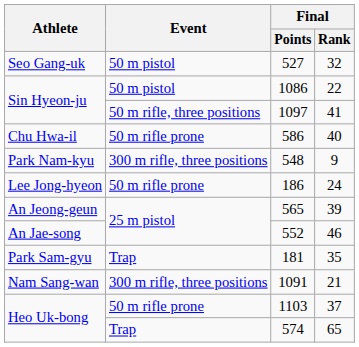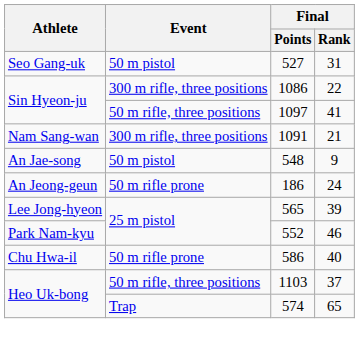(334, 64) 32 -> (334, 64) 31
(142, 88) 50 m pistol -> (188, 88) 300 m rifle, three positions
rows swapped: (293, 136) <-> (293, 282)
(51, 161) Park Nam-kyu -> (44, 161) An Jae-song
(188, 161) 300 m rifle, three positions -> (142, 161) 50 m pistol
(55, 185) Lee Jong-hyeon -> (53, 185) An Jeong-geun
(53, 209) An Jeong-geun -> (55, 209) Lee Jong-hyeon
(44, 233) An Jae-song -> (51, 233) Park Nam-kyu
- row: (293, 257)
(156, 306) 50 m rifle prone -> (185, 282) 50 m rifle, three positions
